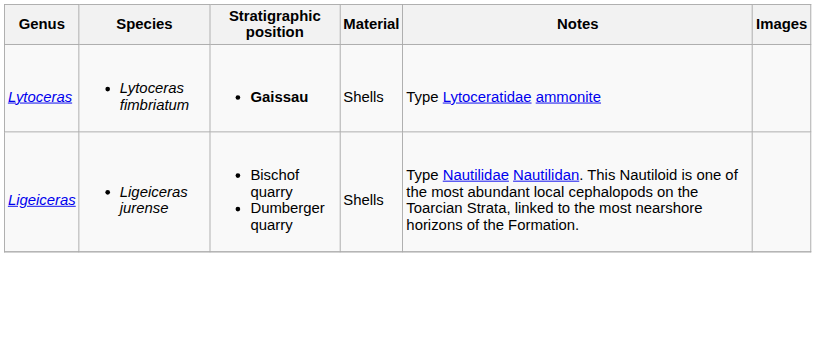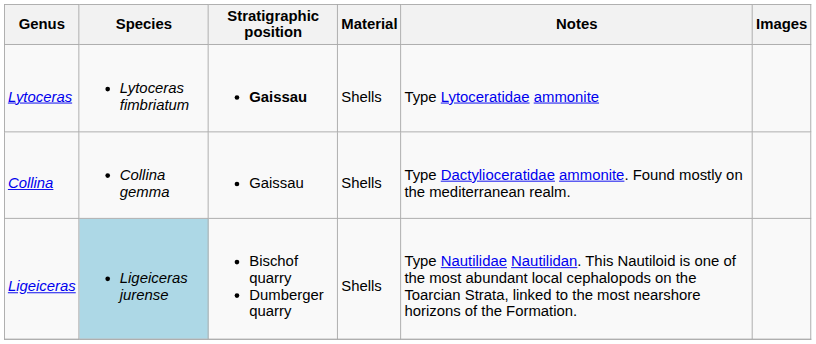+ row: (31, 183)
(144, 200) no background -> (144, 287) lightblue background
